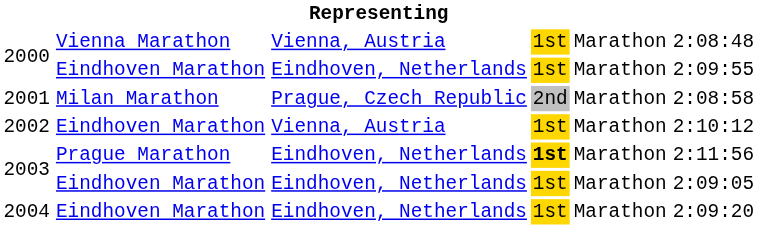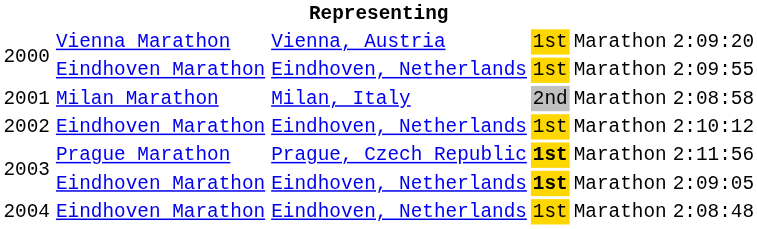(713, 42) 2:08:48 -> (713, 42) 2:09:20
(399, 99) Prague, Czech Republic -> (341, 99) Milan, Italy
(358, 127) Vienna, Austria -> (399, 127) Eindhoven, Netherlands
(399, 155) Eindhoven, Netherlands -> (399, 155) Prague, Czech Republic
(550, 184) normal -> (550, 184) bold
(713, 212) 2:09:20 -> (713, 212) 2:08:48
